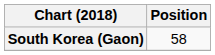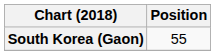(179, 38) 58 -> (179, 38) 55
